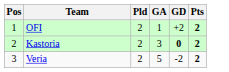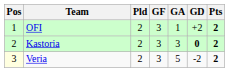+ column: (159, 12)
(14, 59) no background -> (14, 59) lightyellow background
